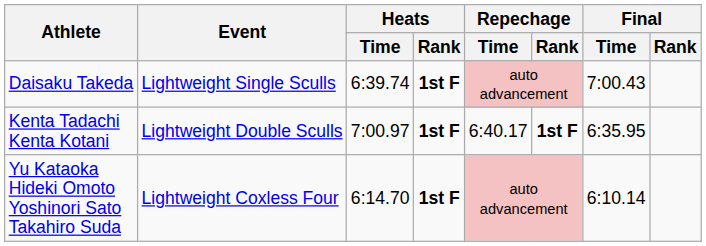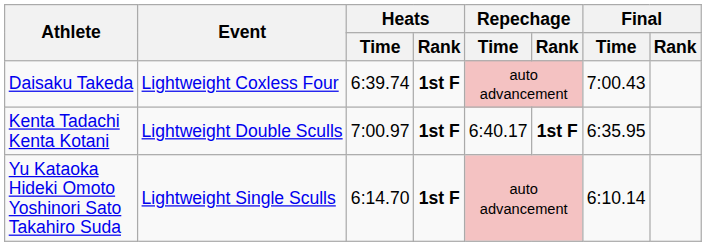(239, 84) Lightweight Single Sculls -> (240, 84) Lightweight Coxless Four
(240, 198) Lightweight Coxless Four -> (239, 198) Lightweight Single Sculls
